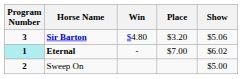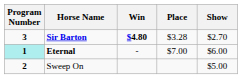(137, 37) normal -> (137, 37) bold
(177, 37) $3.20 -> (177, 37) $3.28
(217, 37) $5.06 -> (217, 37) $2.70
(217, 52) $6.02 -> (217, 52) $6.00
